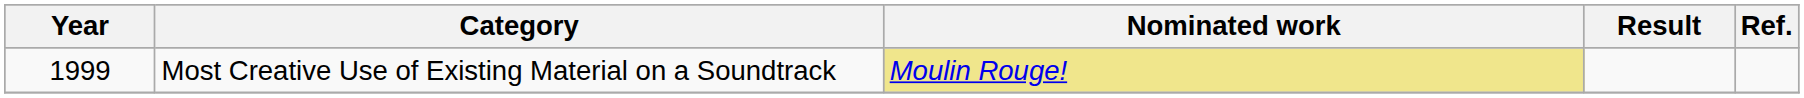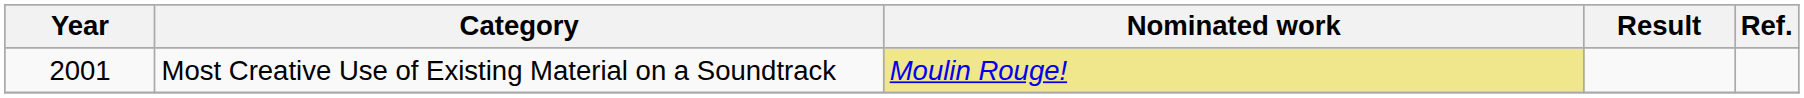(80, 69) 1999 -> (80, 69) 2001
